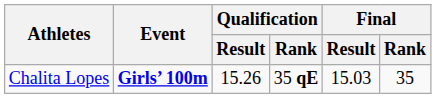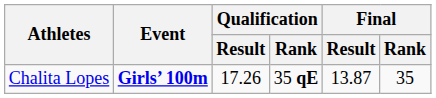(241, 79) 15.26 -> (241, 79) 17.26
(351, 79) 15.03 -> (351, 79) 13.87
